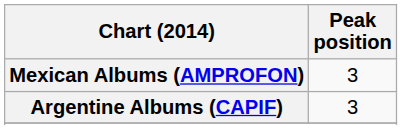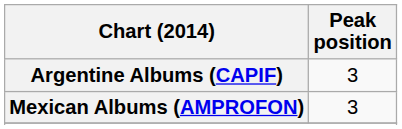rows swapped: (157, 107) <-> (157, 75)
